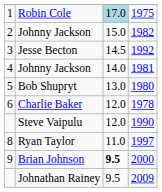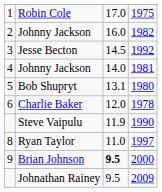(116, 13) lightblue background -> (116, 13) no background
(116, 31) 15.0 -> (116, 31) 16.0
(116, 86) 13.0 -> (116, 86) 13.1
(116, 123) 12.0 -> (115, 123) 11.9
